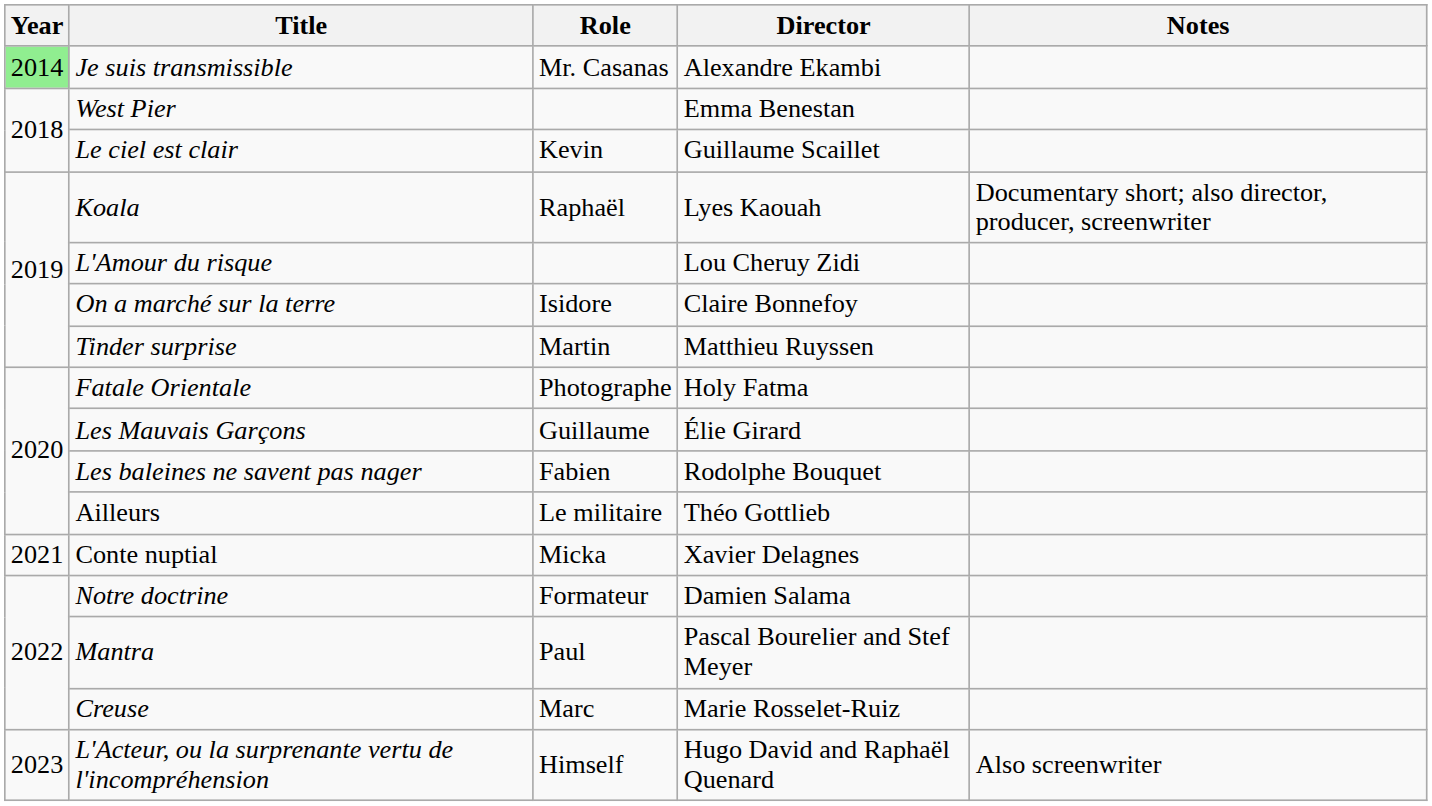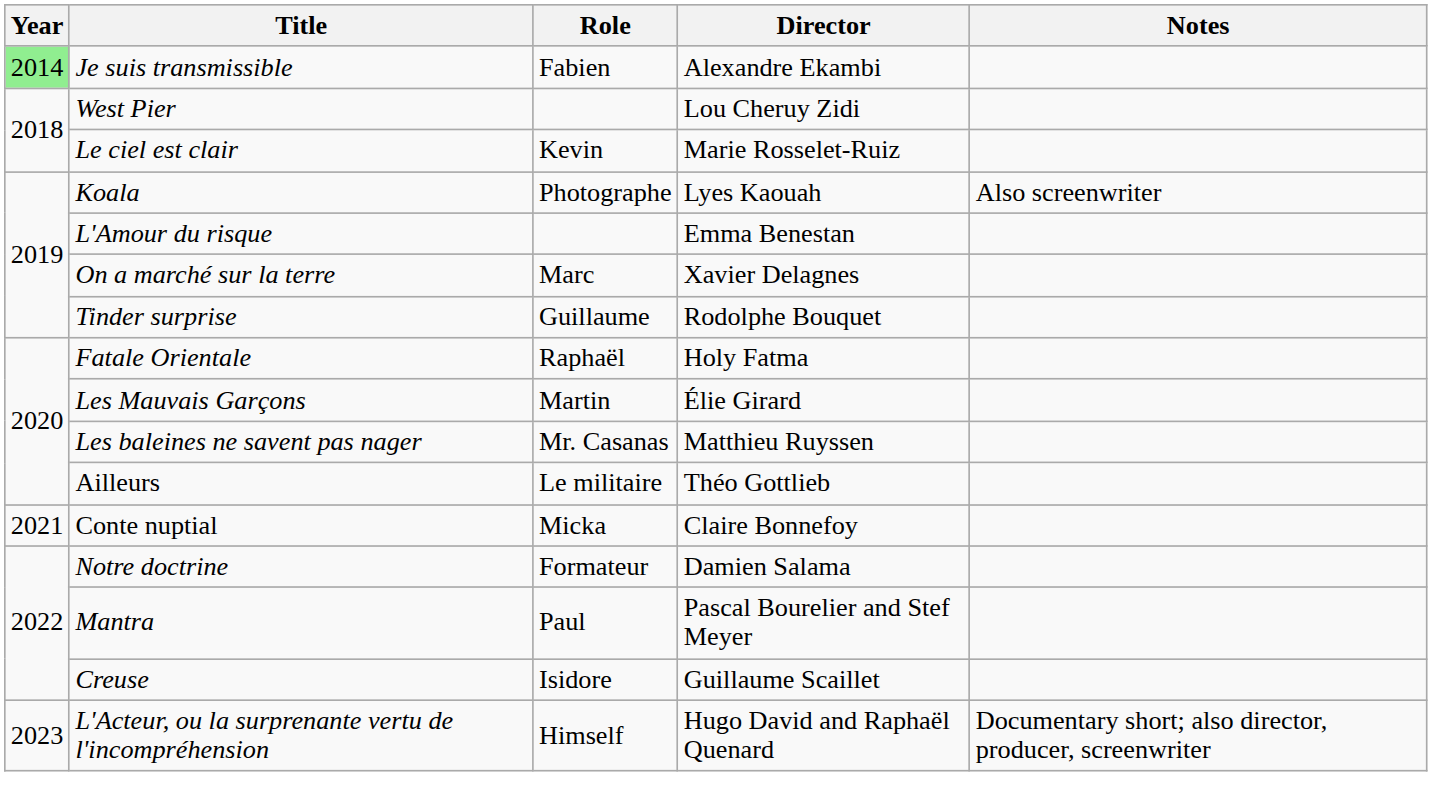(604, 66) Mr. Casanas -> (575, 66) Fabien
(769, 108) Emma Benestan -> (772, 108) Lou Cheruy Zidi
(782, 150) Guillaume Scaillet -> (792, 150) Marie Rosselet-Ruiz
(582, 206) Raphaël -> (605, 191) Photographe
(1152, 206) Documentary short; also director, producer, screenwriter -> (1069, 191) Also screenwriter
(772, 262) Lou Cheruy Zidi -> (769, 233) Emma Benestan
(575, 304) Isidore -> (567, 274) Marc
(771, 304) Claire Bonnefoy -> (772, 274) Xavier Delagnes
(575, 346) Martin -> (594, 316) Guillaume
(779, 346) Matthieu Ruyssen -> (782, 316) Rodolphe Bouquet
(605, 387) Photographe -> (582, 358) Raphaël
(594, 429) Guillaume -> (575, 399) Martin
(575, 470) Fabien -> (604, 441) Mr. Casanas
(782, 470) Rodolphe Bouquet -> (779, 441) Matthieu Ruyssen
(772, 554) Xavier Delagnes -> (771, 524) Claire Bonnefoy
(567, 708) Marc -> (575, 679) Isidore
(792, 708) Marie Rosselet-Ruiz -> (782, 679) Guillaume Scaillet
(1069, 764) Also screenwriter -> (1152, 735) Documentary short; also director, producer, screenwriter
